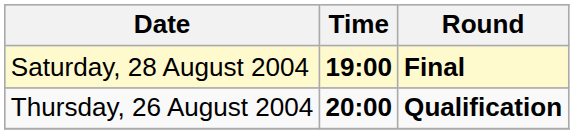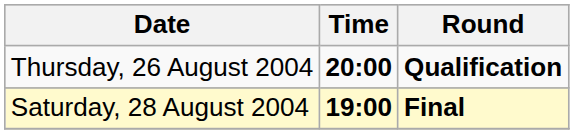rows swapped: (162, 107) <-> (160, 66)
